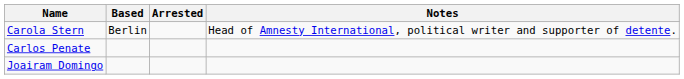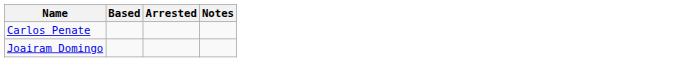- row: (45, 30)
